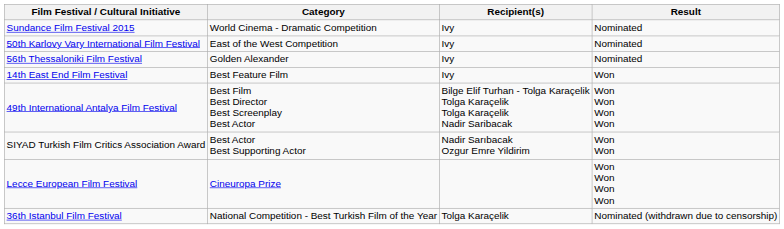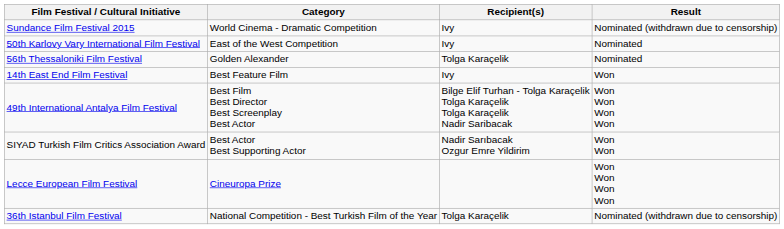(618, 28) Nominated -> (686, 28) Nominated (withdrawn due to censorship)
(448, 59) Ivy -> (475, 59) Tolga Karaçelik
